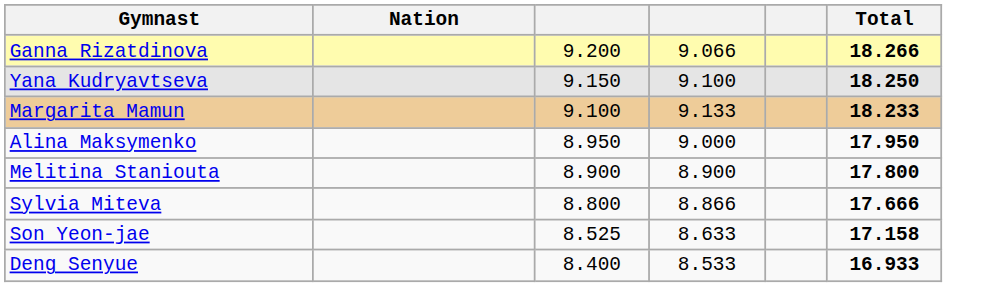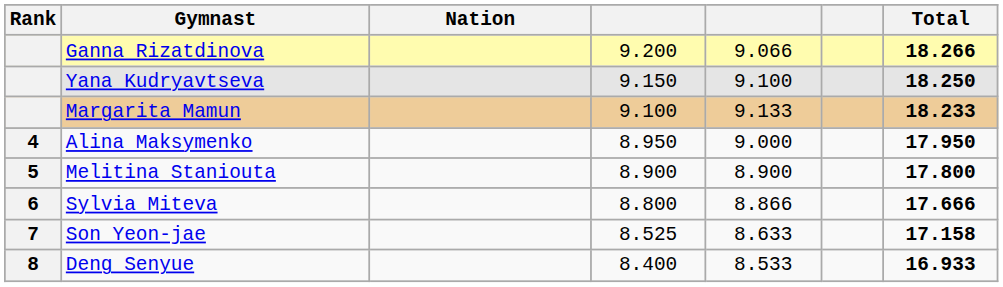+ column: (33, 20)
